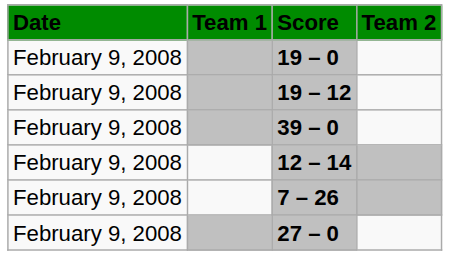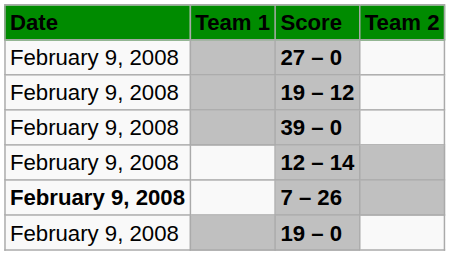rows swapped: (308, 57) <-> (308, 233)
(97, 198) normal -> (97, 198) bold
